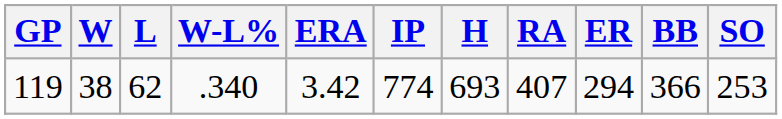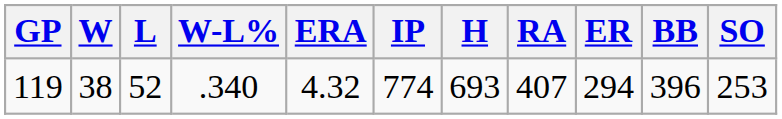(145, 85) 62 -> (145, 85) 52
(331, 85) 3.42 -> (331, 85) 4.32
(675, 85) 366 -> (675, 85) 396
